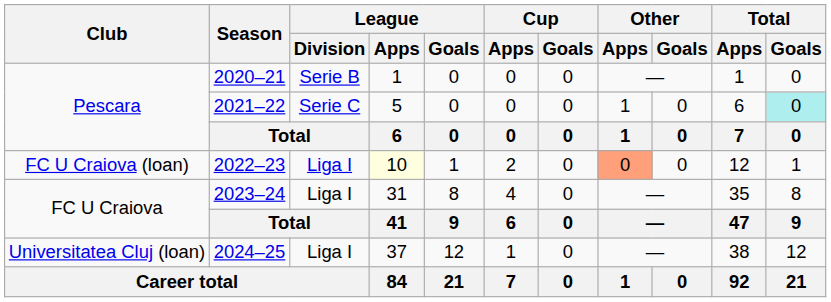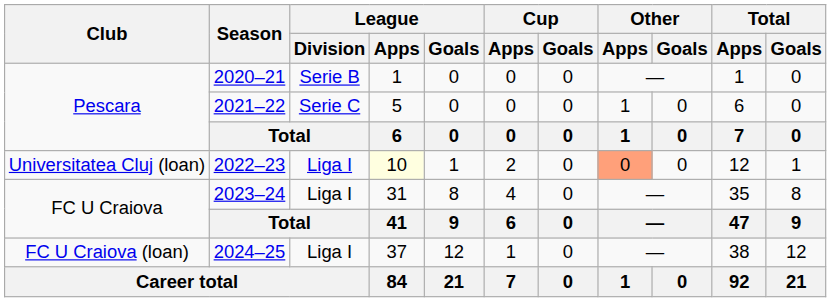(796, 106) paleturquoise background -> (796, 106) no background
(107, 164) FC U Craiova (loan) -> (107, 164) Universitatea Cluj (loan)
(107, 252) Universitatea Cluj (loan) -> (107, 252) FC U Craiova (loan)
